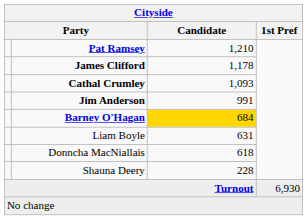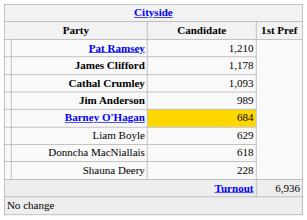(245, 100) 991 -> (245, 100) 989
(245, 135) 631 -> (245, 135) 629
(288, 188) 6,930 -> (288, 188) 6,936
